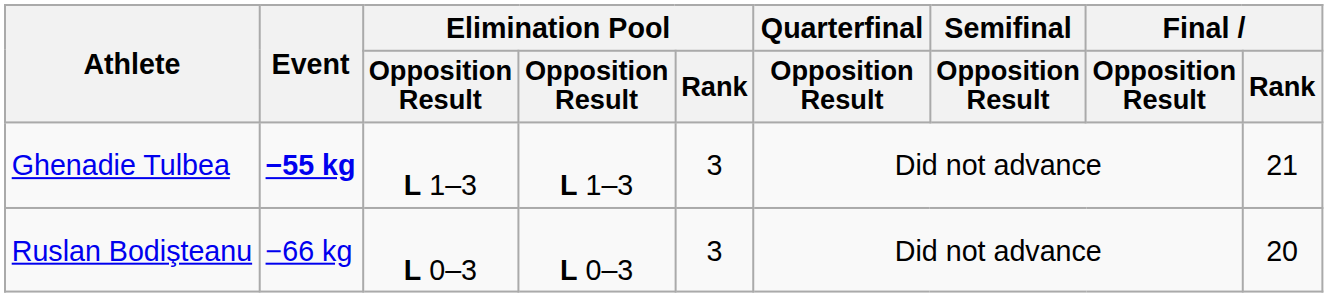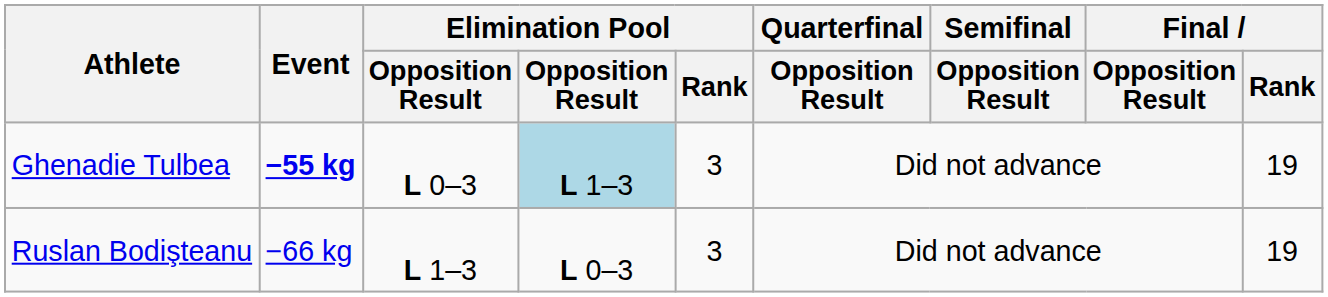(440, 185) L 1–3 -> (440, 185) L 0–3
(597, 185) no background -> (597, 185) lightblue background
(1282, 166) 21 -> (1282, 166) 19
(440, 270) L 0–3 -> (440, 270) L 1–3
(1282, 250) 20 -> (1282, 250) 19
